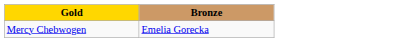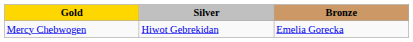+ column: (207, 12)
